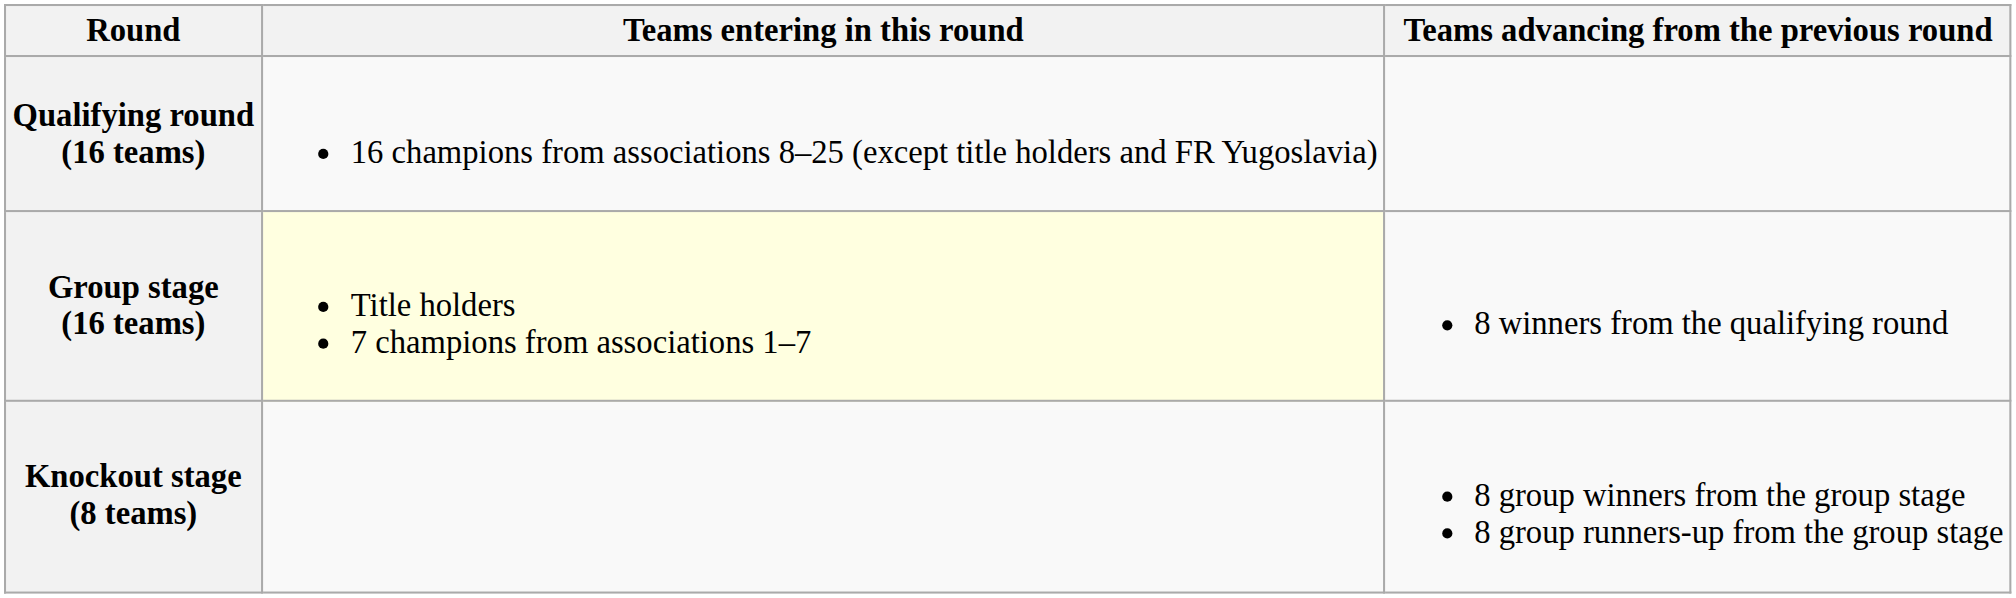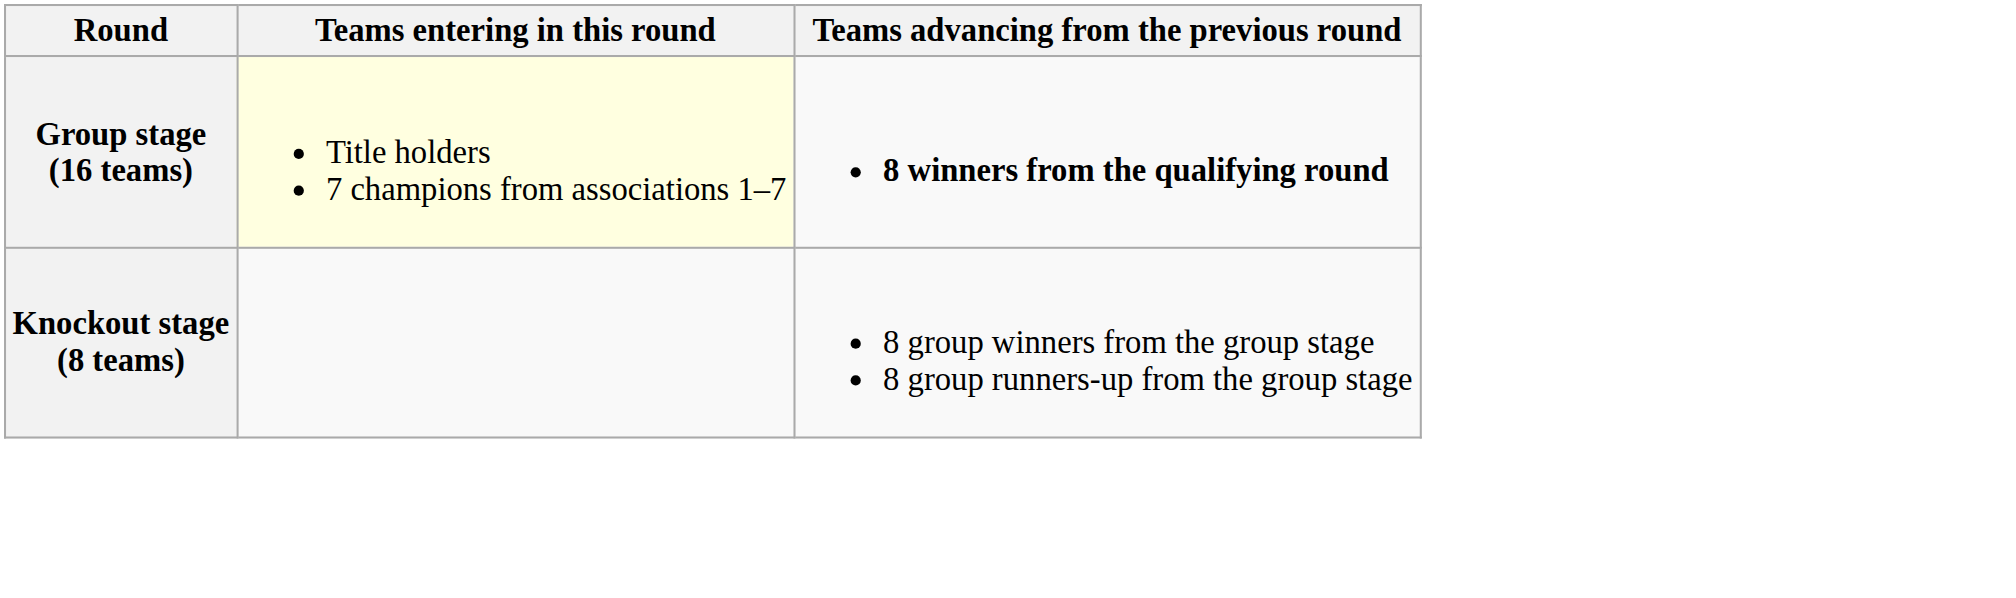- row: (133, 133)
(1698, 324) normal -> (1107, 170) bold
